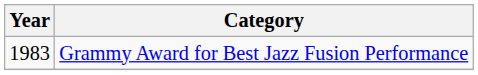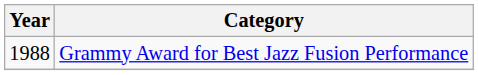(30, 52) 1983 -> (30, 52) 1988
